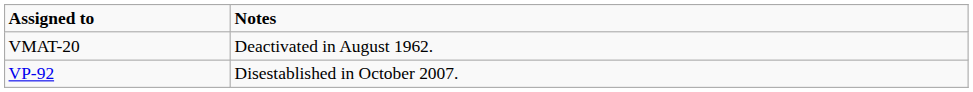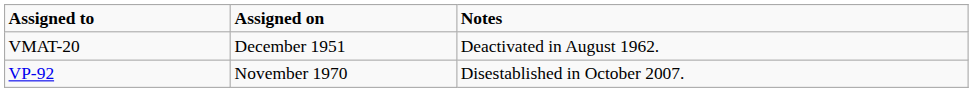+ column: (279, 18)
